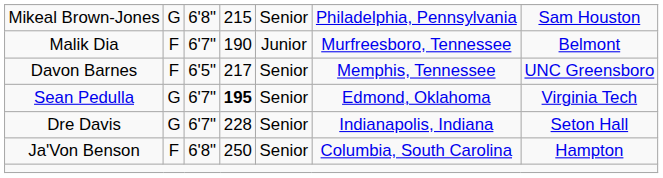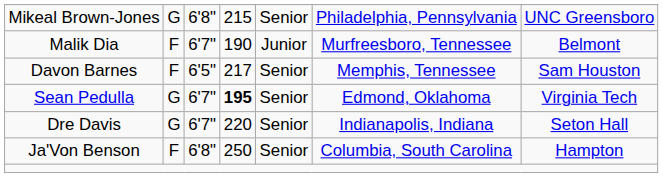(589, 17) Sam Houston -> (589, 17) UNC Greensboro
(589, 71) UNC Greensboro -> (589, 71) Sam Houston
(238, 124) 228 -> (238, 124) 220
